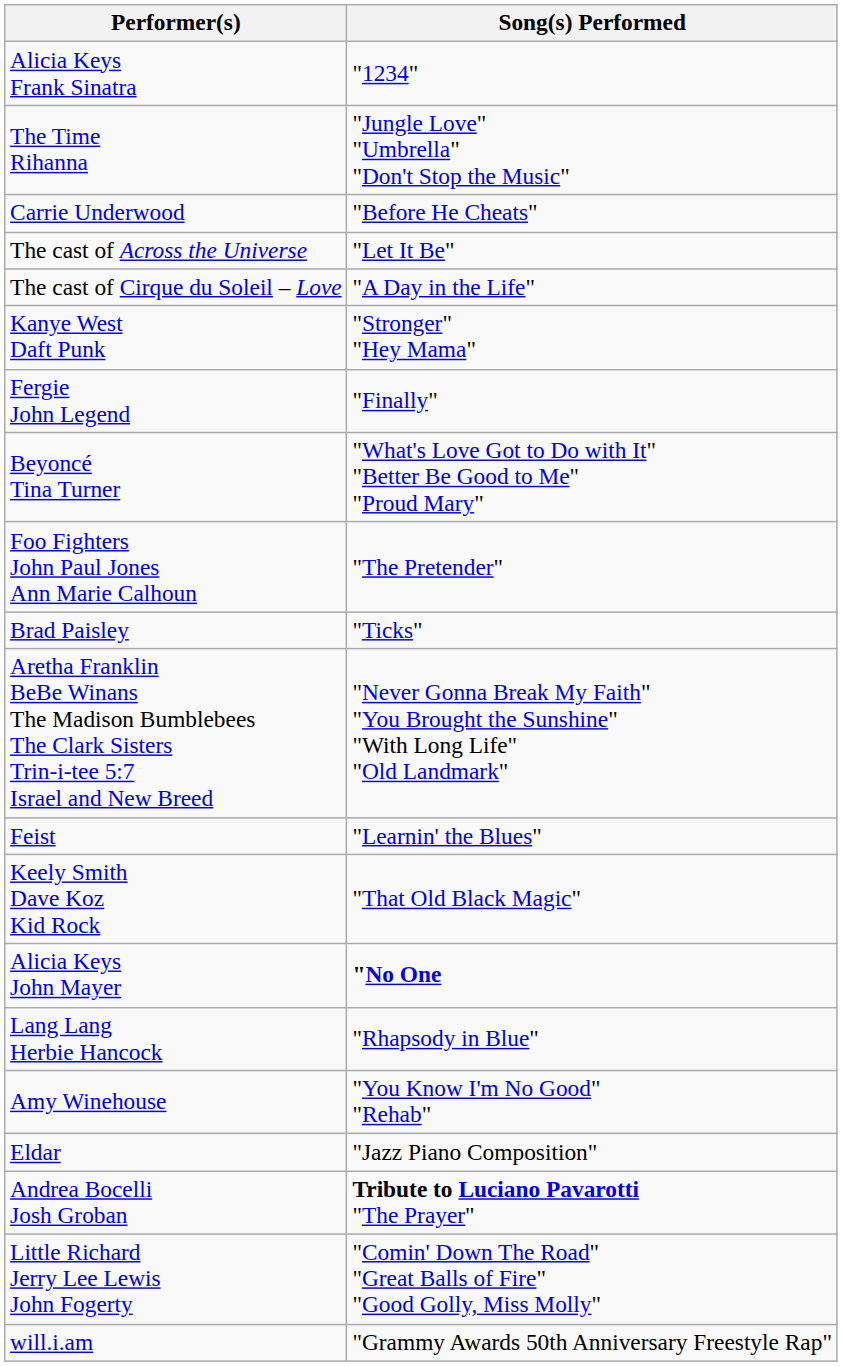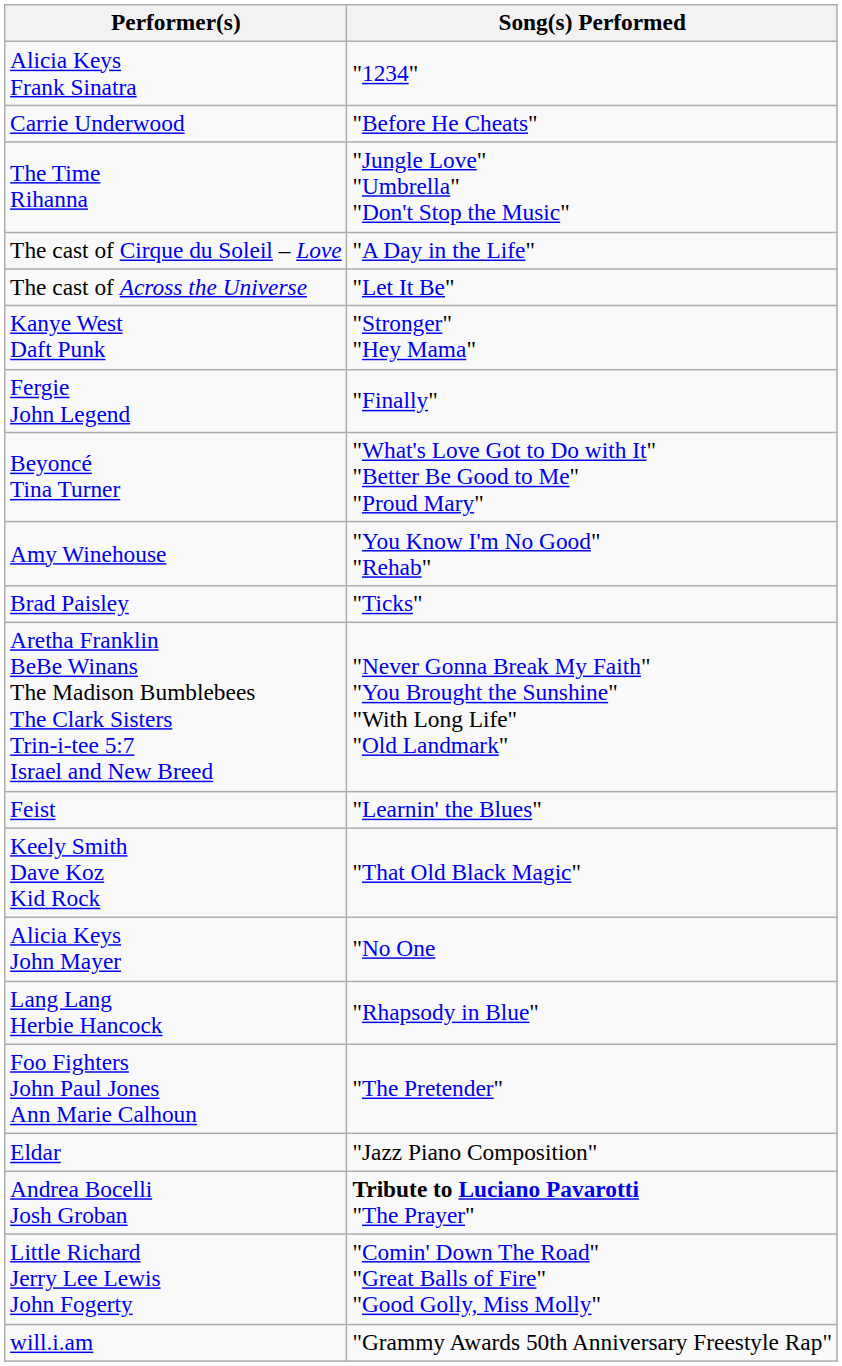rows swapped: (97, 213) <-> (55, 149)
rows swapped: (176, 287) <-> (159, 250)
rows swapped: (104, 566) <-> (88, 1101)
(397, 975) bold -> (394, 949) normal
